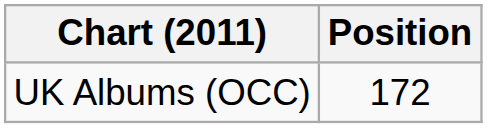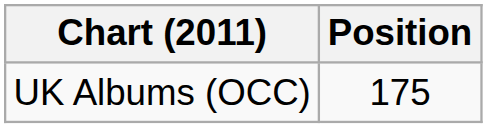(400, 91) 172 -> (400, 91) 175
